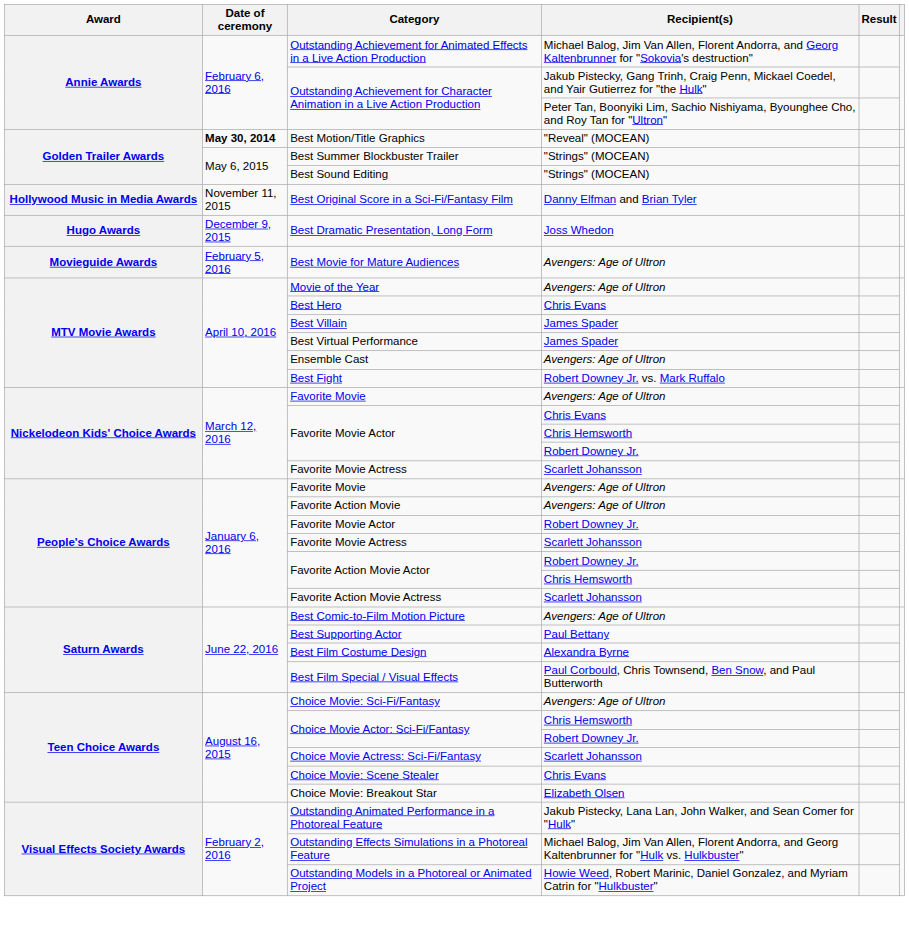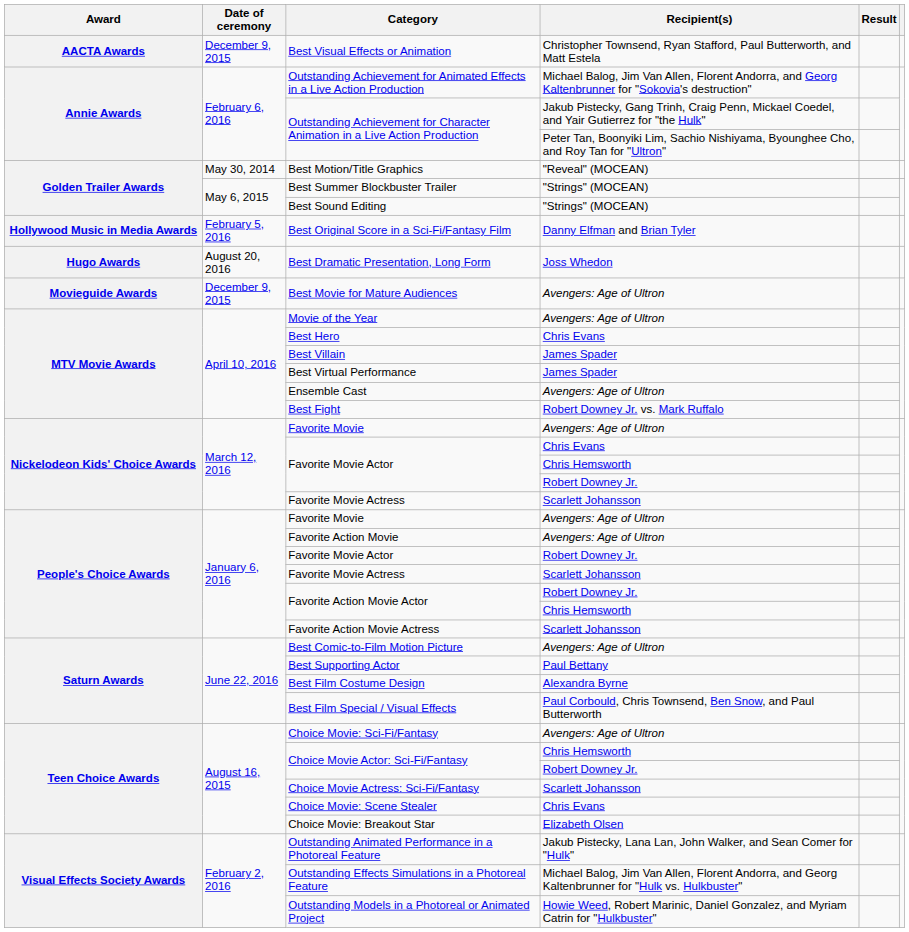+ row: (370, 51)
(240, 138) bold -> (240, 169) normal
(241, 199) November 11, 2015 -> (235, 231) February 5, 2016
(238, 231) December 9, 2015 -> (233, 262) August 20, 2016
(235, 262) February 5, 2016 -> (238, 293) December 9, 2015
